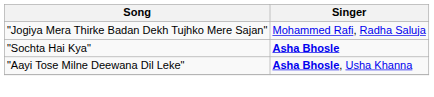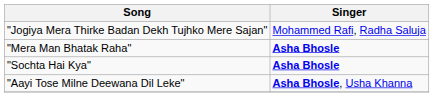+ row: (69, 48)
